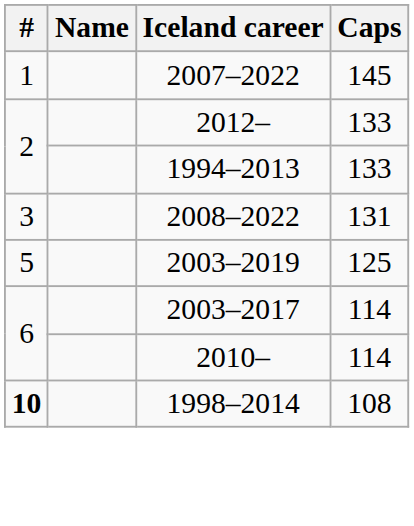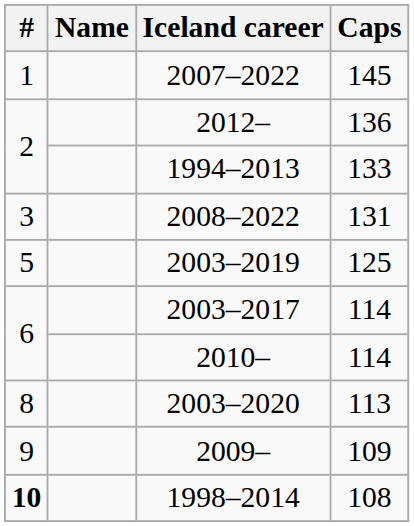(369, 121) 133 -> (369, 121) 136
+ row: (233, 403)
+ row: (233, 450)
